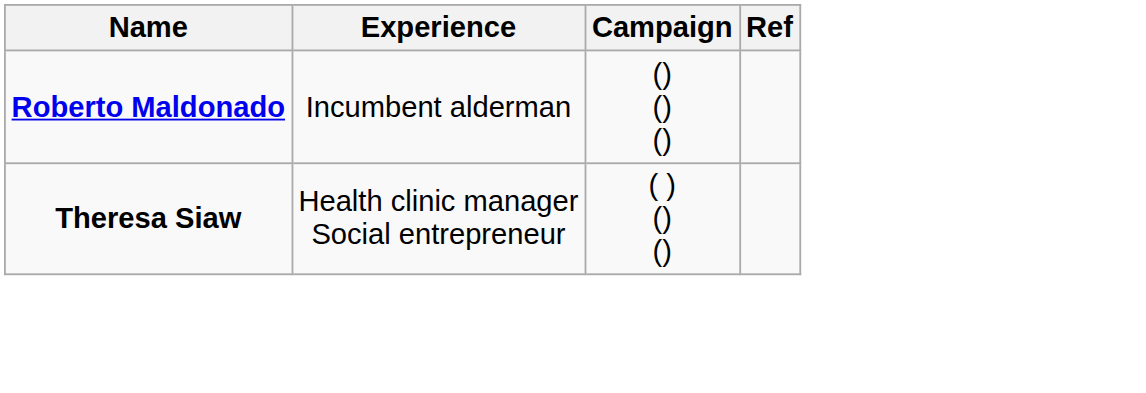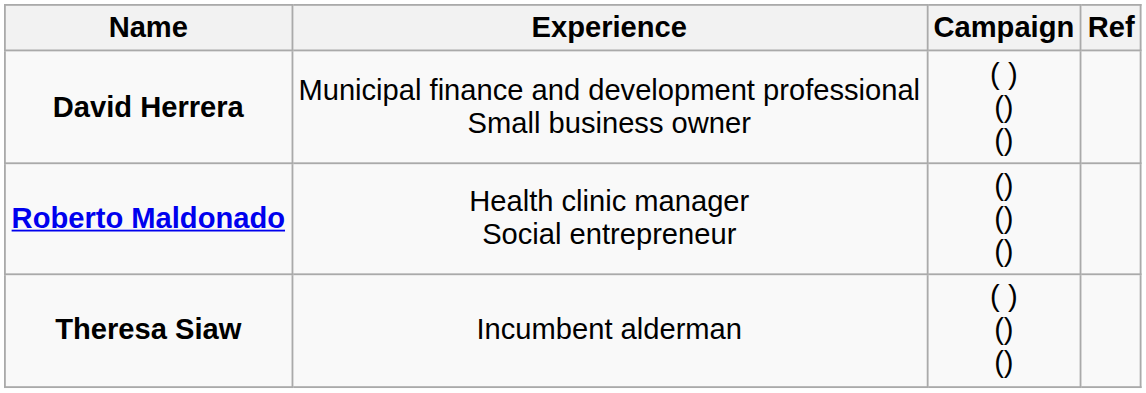+ row: (148, 106)
(438, 106) Incumbent alderman -> (609, 218) Health clinic manager Social entrepreneur
(438, 218) Health clinic manager Social entrepreneur -> (609, 329) Incumbent alderman
